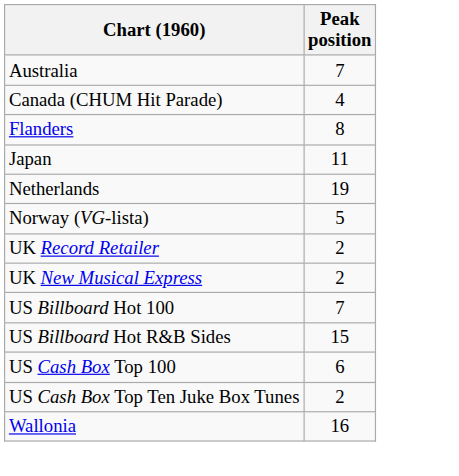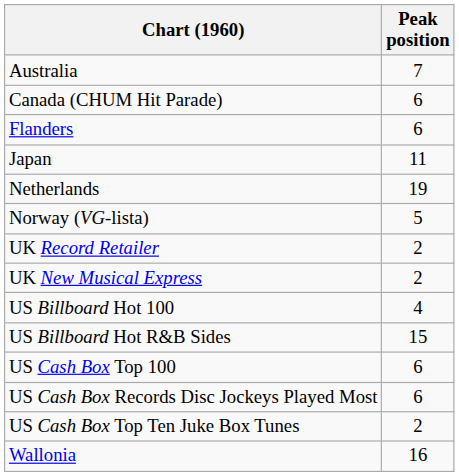(340, 99) 4 -> (418, 99) 6
(340, 129) 8 -> (418, 129) 6
(340, 307) 7 -> (418, 307) 4
+ row: (193, 396)
